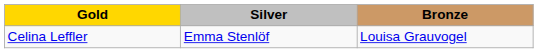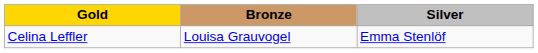columns swapped: (269, 15) <-> (445, 15)
